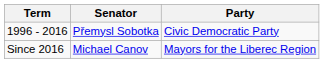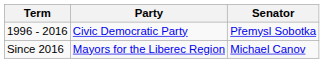columns swapped: (116, 13) <-> (240, 13)
